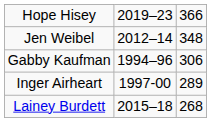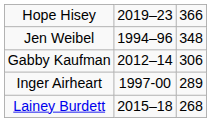(145, 38) 2012–14 -> (145, 38) 1994–96
(145, 60) 1994–96 -> (145, 60) 2012–14
